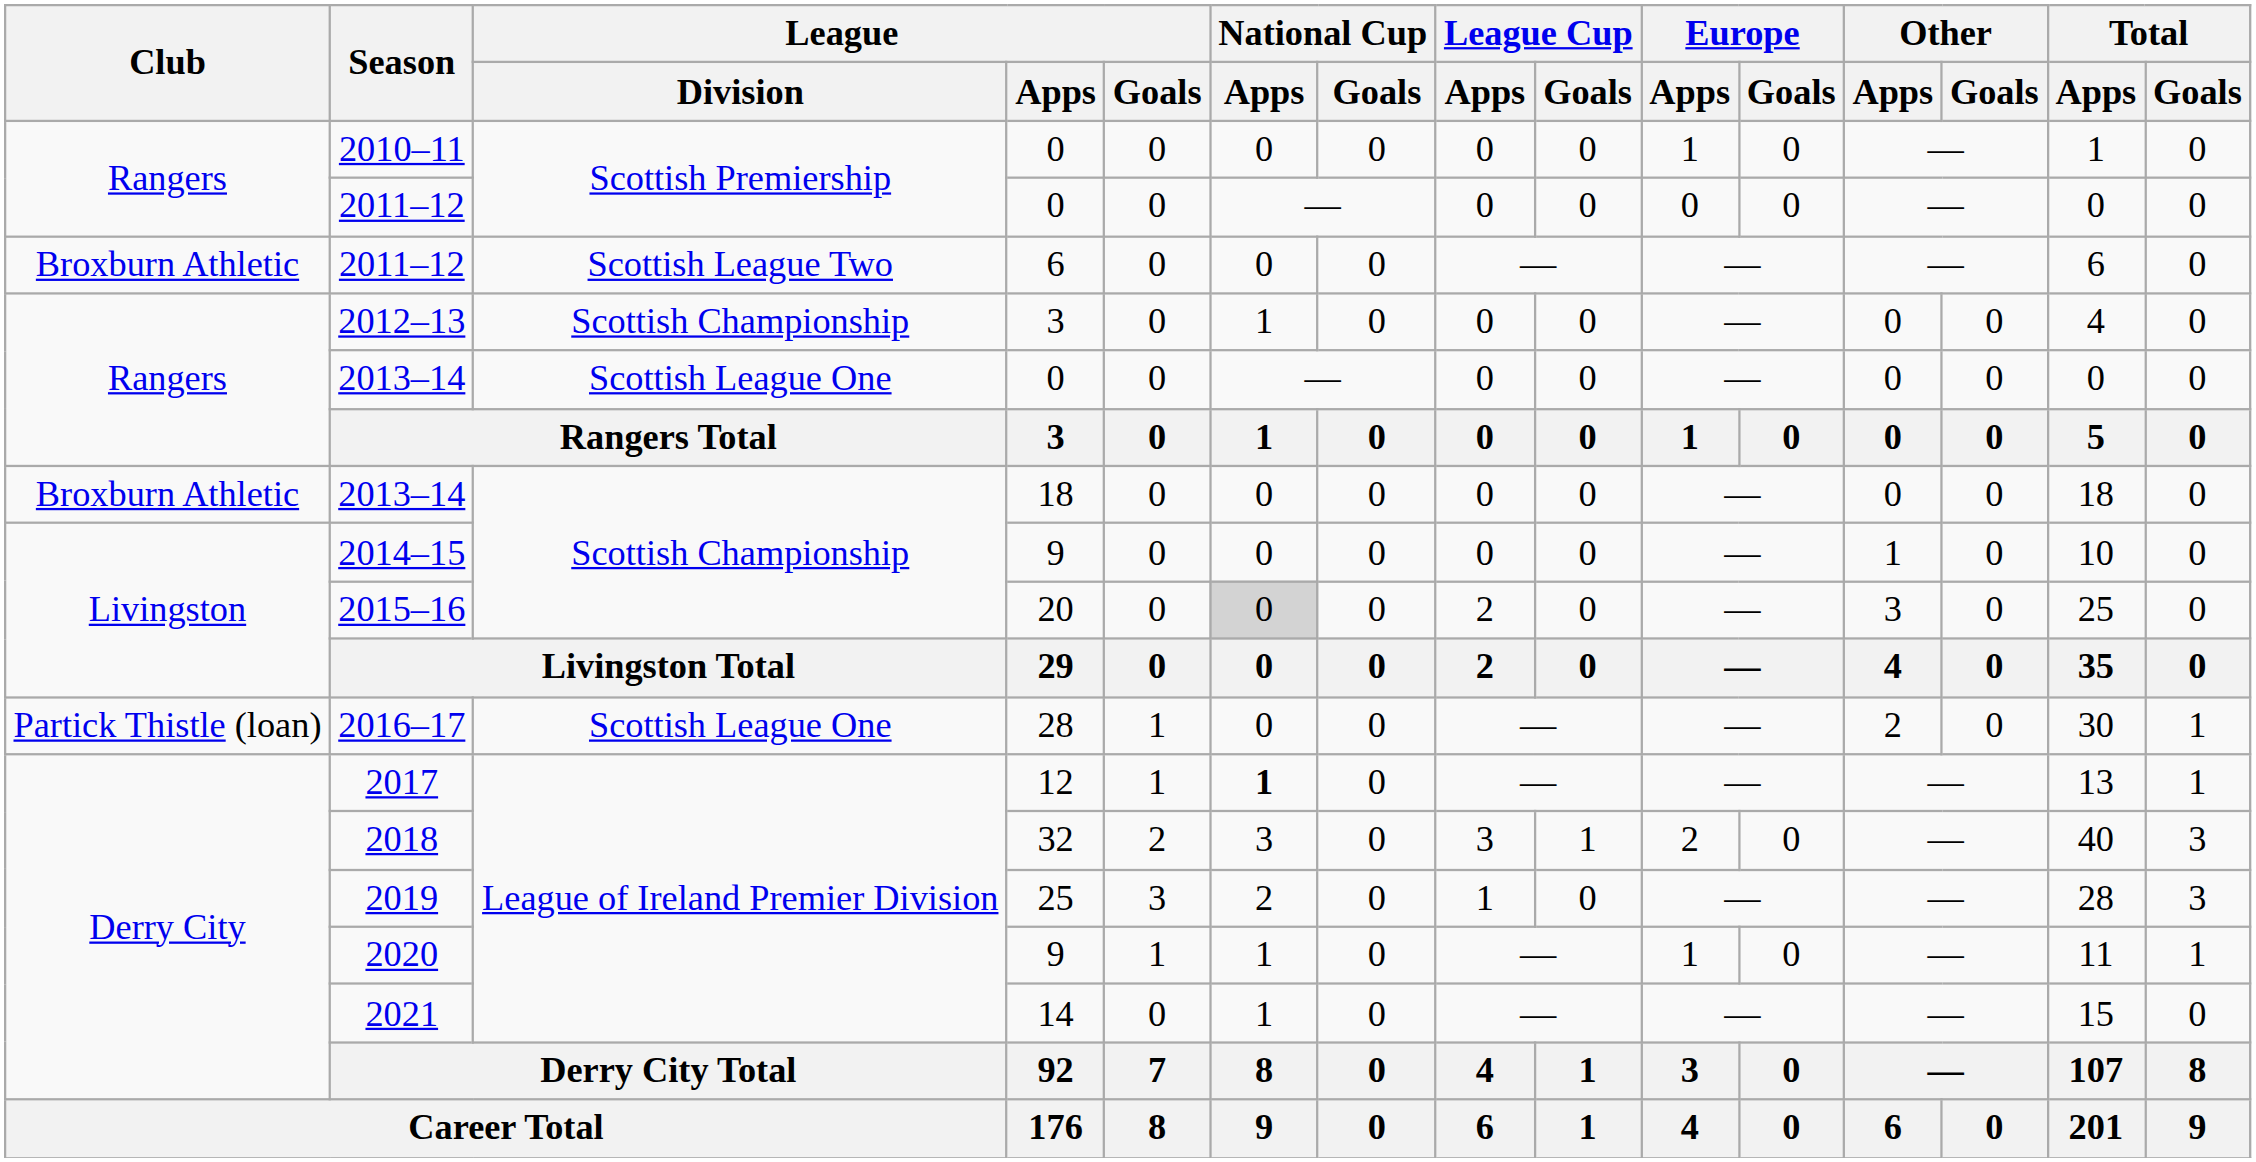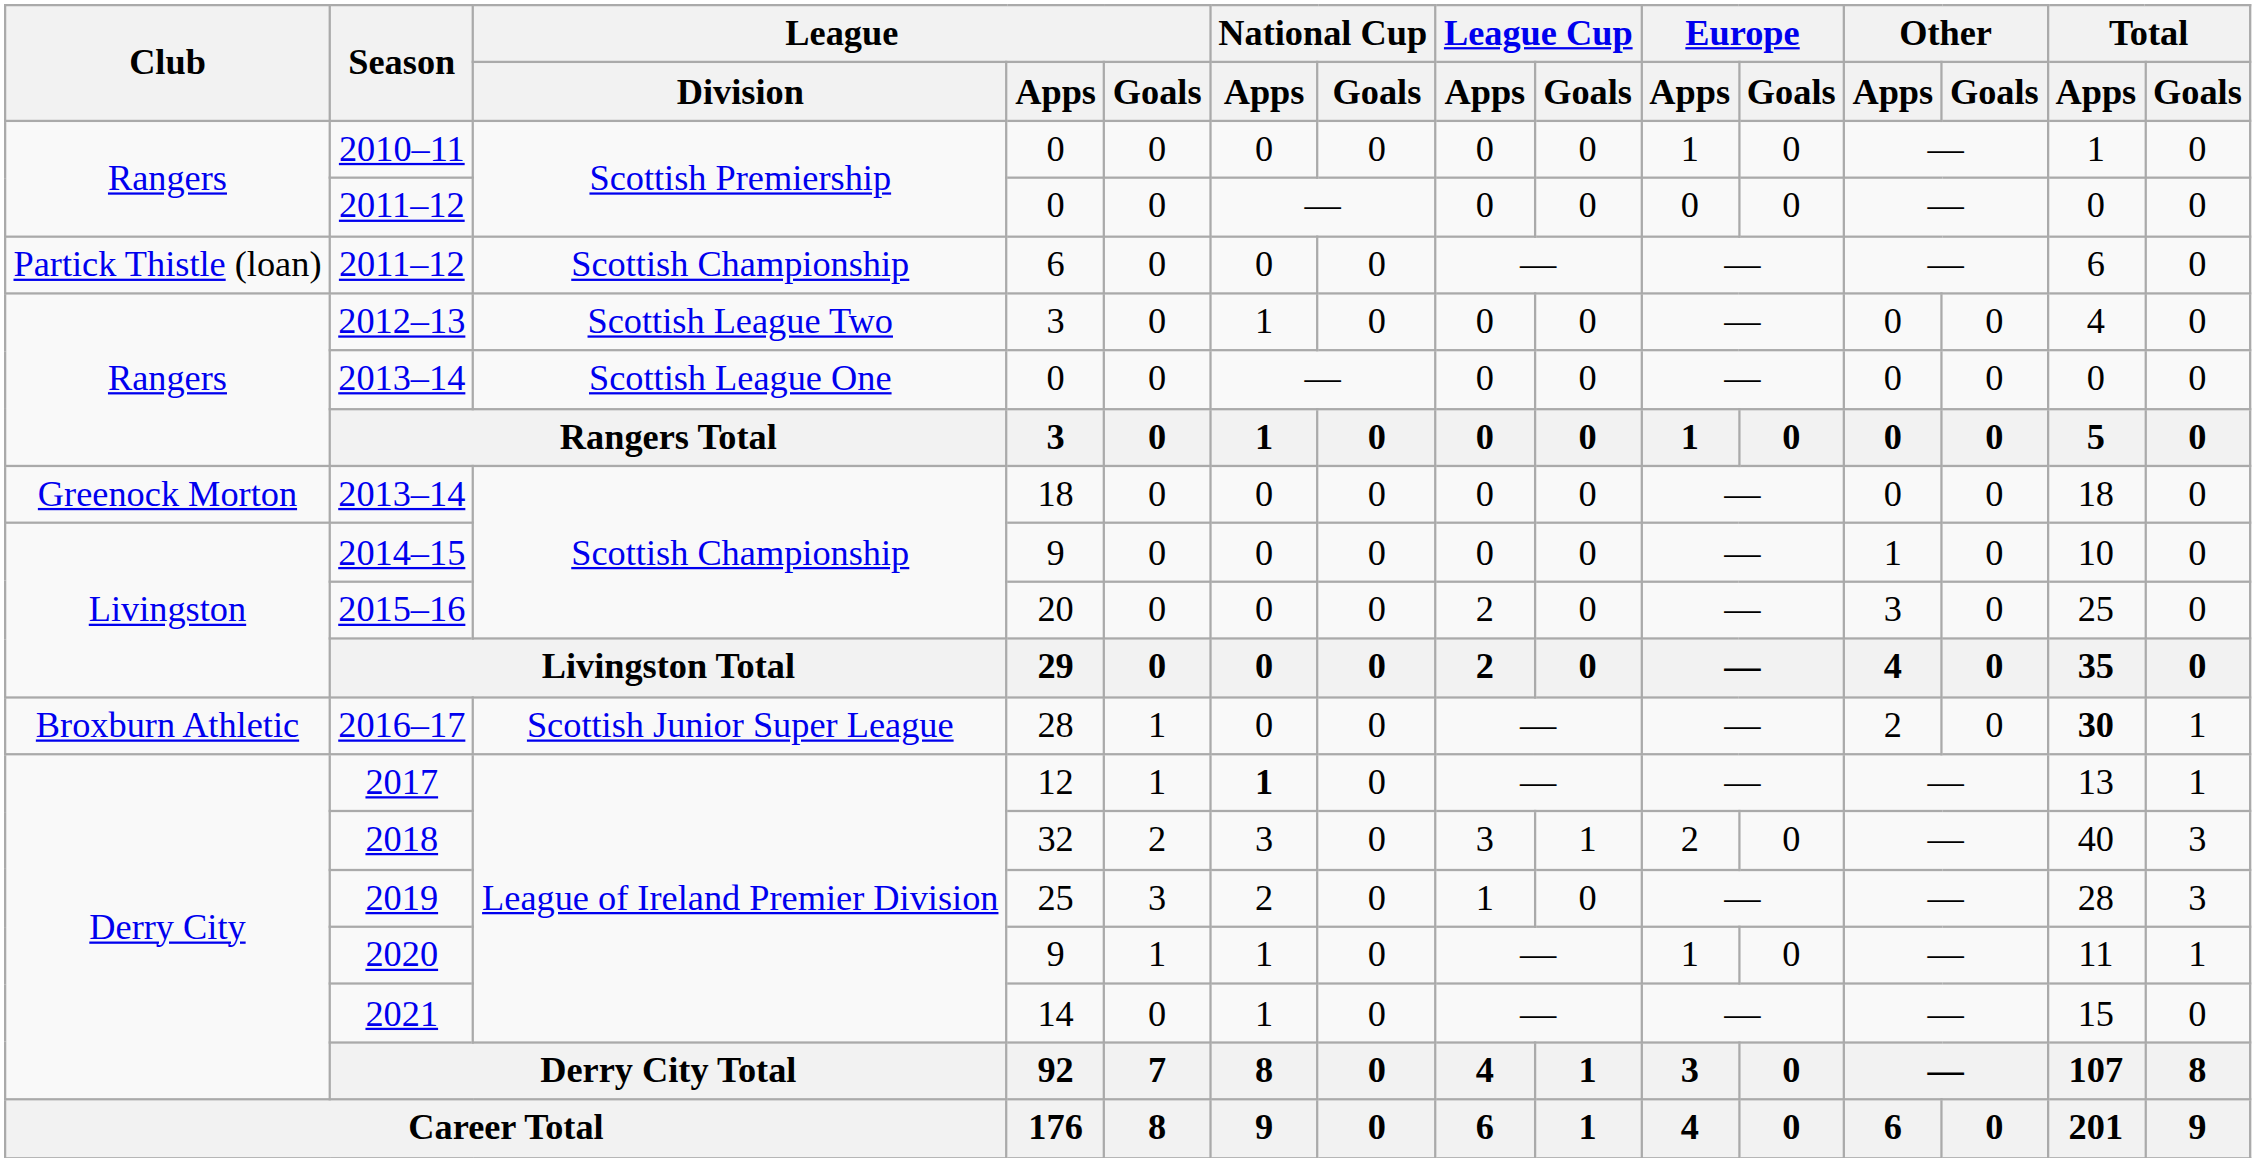(167, 263) Broxburn Athletic -> (167, 263) Partick Thistle (loan)
(740, 263) Scottish League Two -> (740, 263) Scottish Championship
(740, 321) Scottish Championship -> (740, 321) Scottish League Two
(167, 494) Broxburn Athletic -> (167, 494) Greenock Morton
(1264, 609) lightgrey background -> (1264, 609) no background
(167, 724) Partick Thistle (loan) -> (167, 724) Broxburn Athletic
(740, 724) Scottish League One -> (740, 724) Scottish Junior Super League
(2096, 724) normal -> (2096, 724) bold
